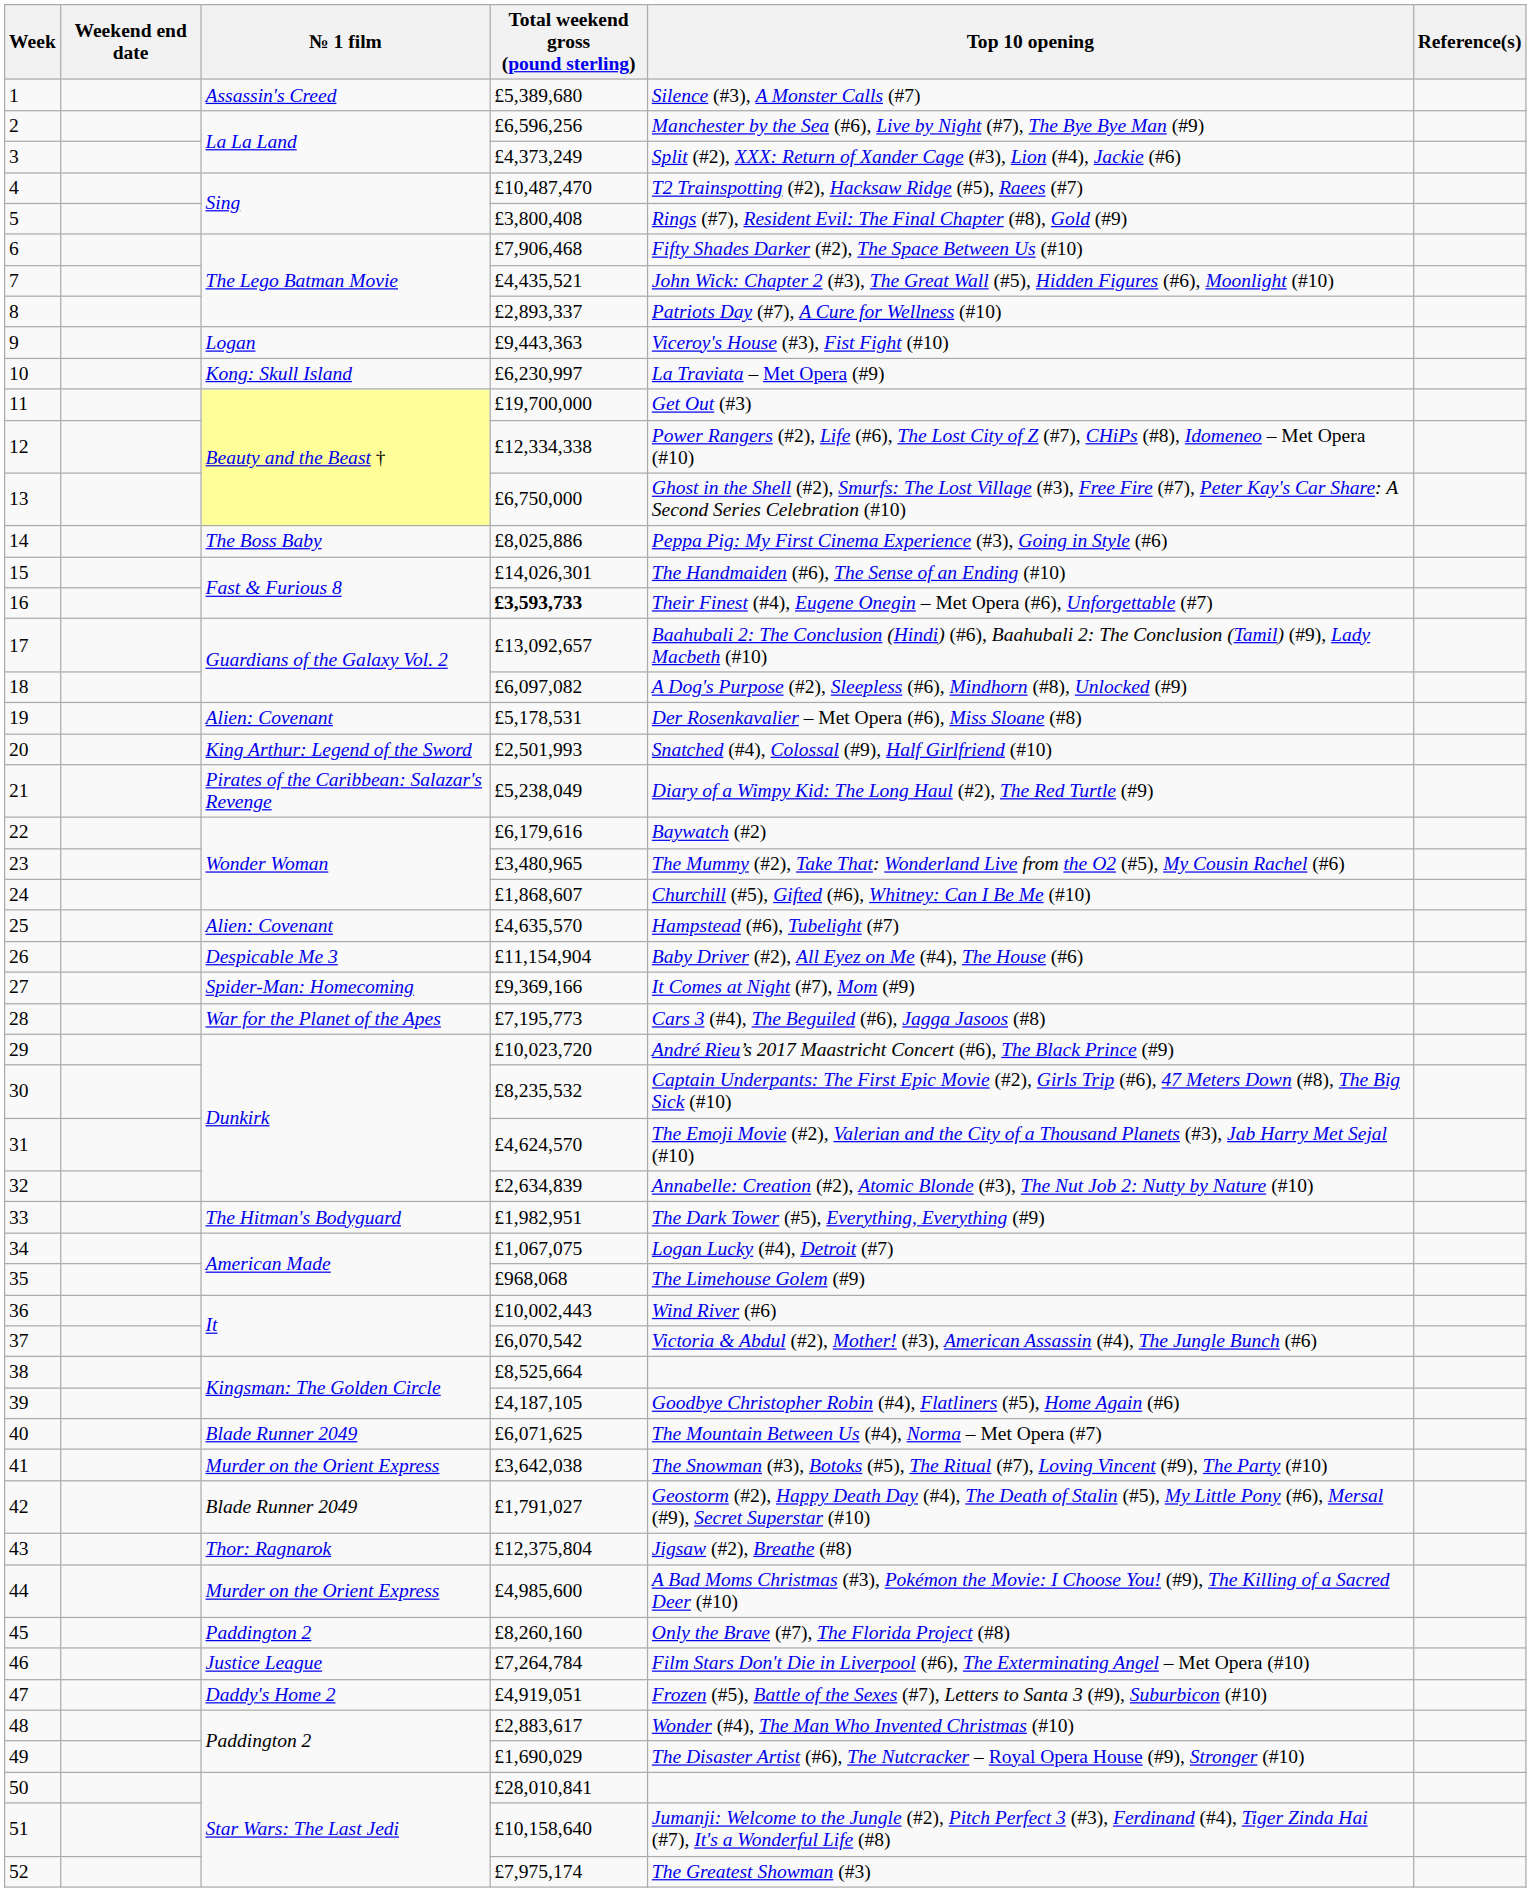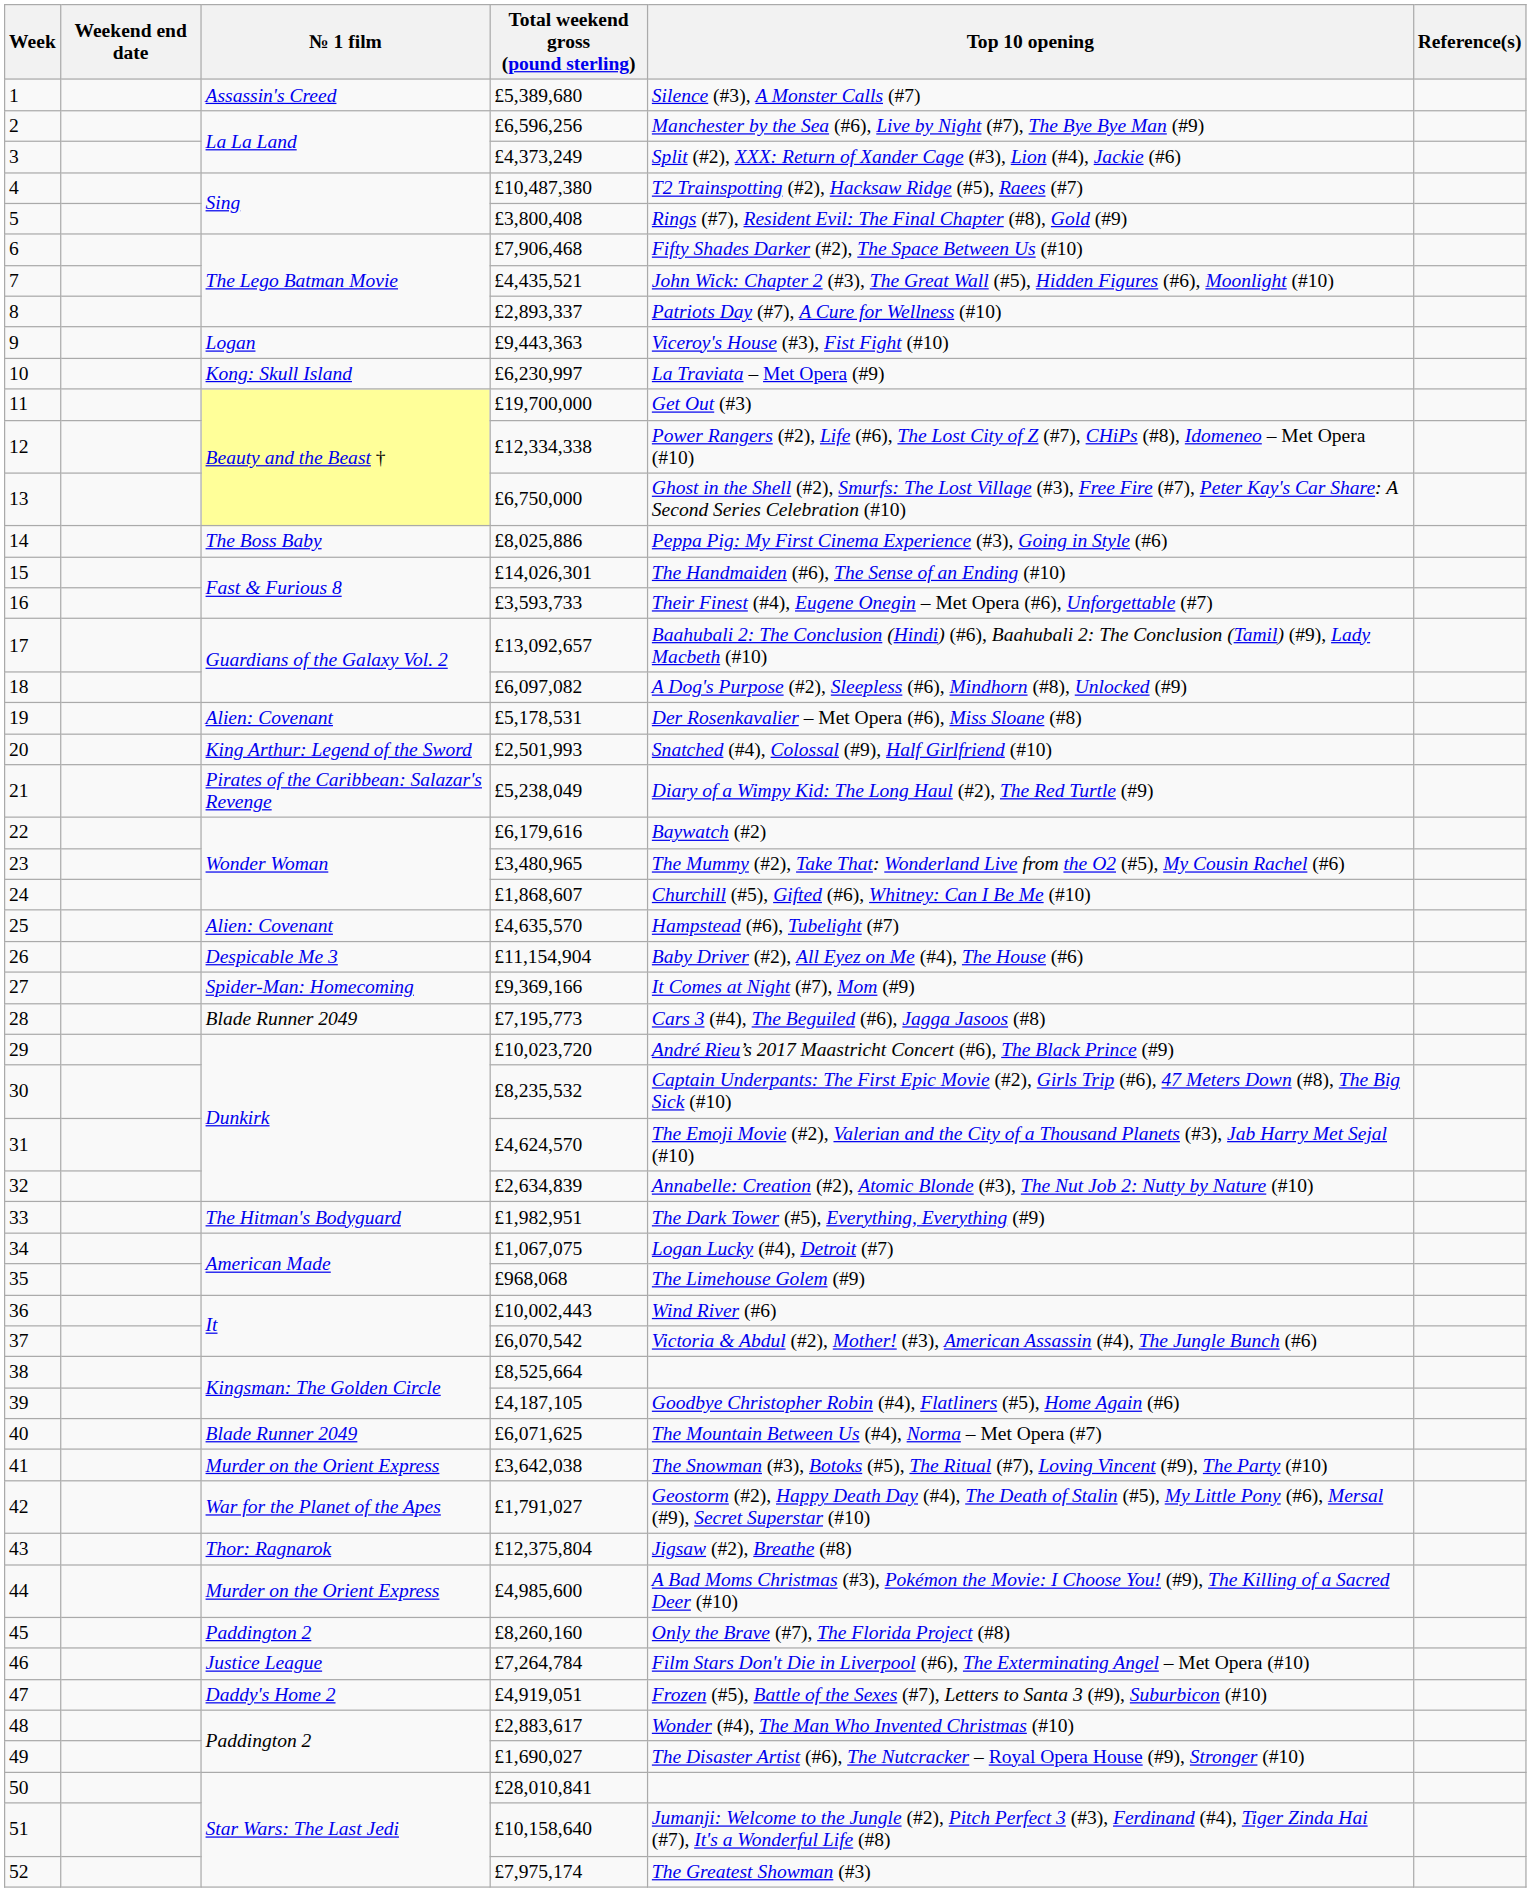(543, 187) £10,487,470 -> (543, 187) £10,487,380
(538, 603) bold -> (538, 603) normal
(323, 1018) War for the Planet of the Apes -> (281, 1018) Blade Runner 2049
(281, 1506) Blade Runner 2049 -> (323, 1506) War for the Planet of the Apes
(538, 1756) £1,690,029 -> (538, 1756) £1,690,027
